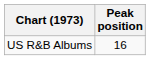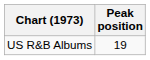(120, 45) 16 -> (120, 45) 19
